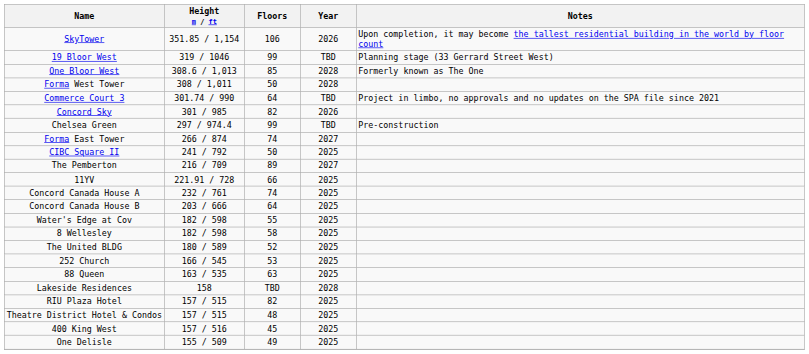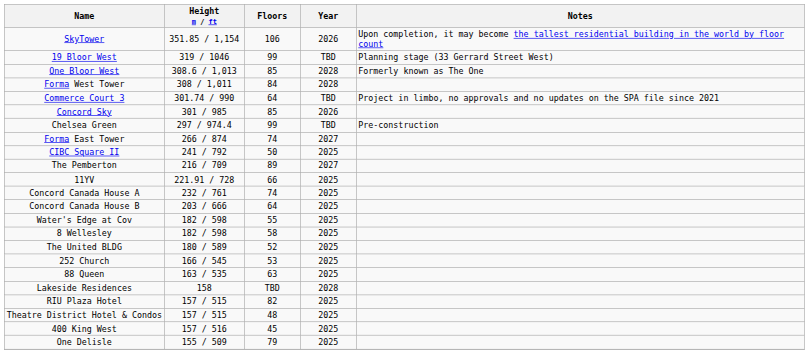(272, 85) 50 -> (272, 85) 84
(272, 112) 82 -> (272, 112) 85
(272, 342) 49 -> (272, 342) 79
